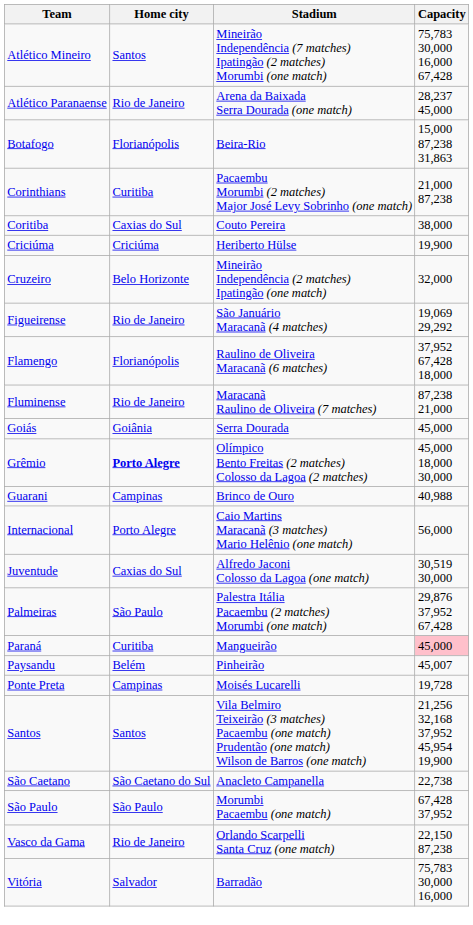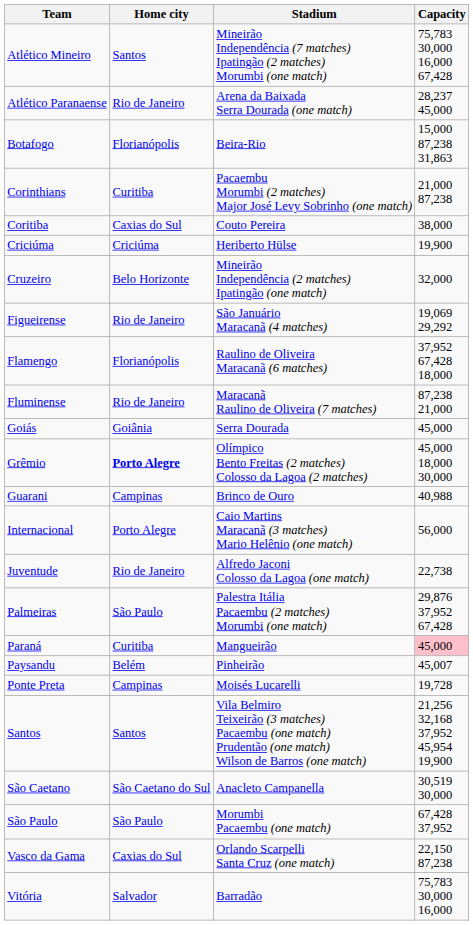(147, 571) Caxias do Sul -> (149, 571) Rio de Janeiro
(435, 571) 30,519 30,000 -> (435, 571) 22,738
(435, 781) 22,738 -> (435, 788) 30,519 30,000
(149, 841) Rio de Janeiro -> (147, 855) Caxias do Sul
